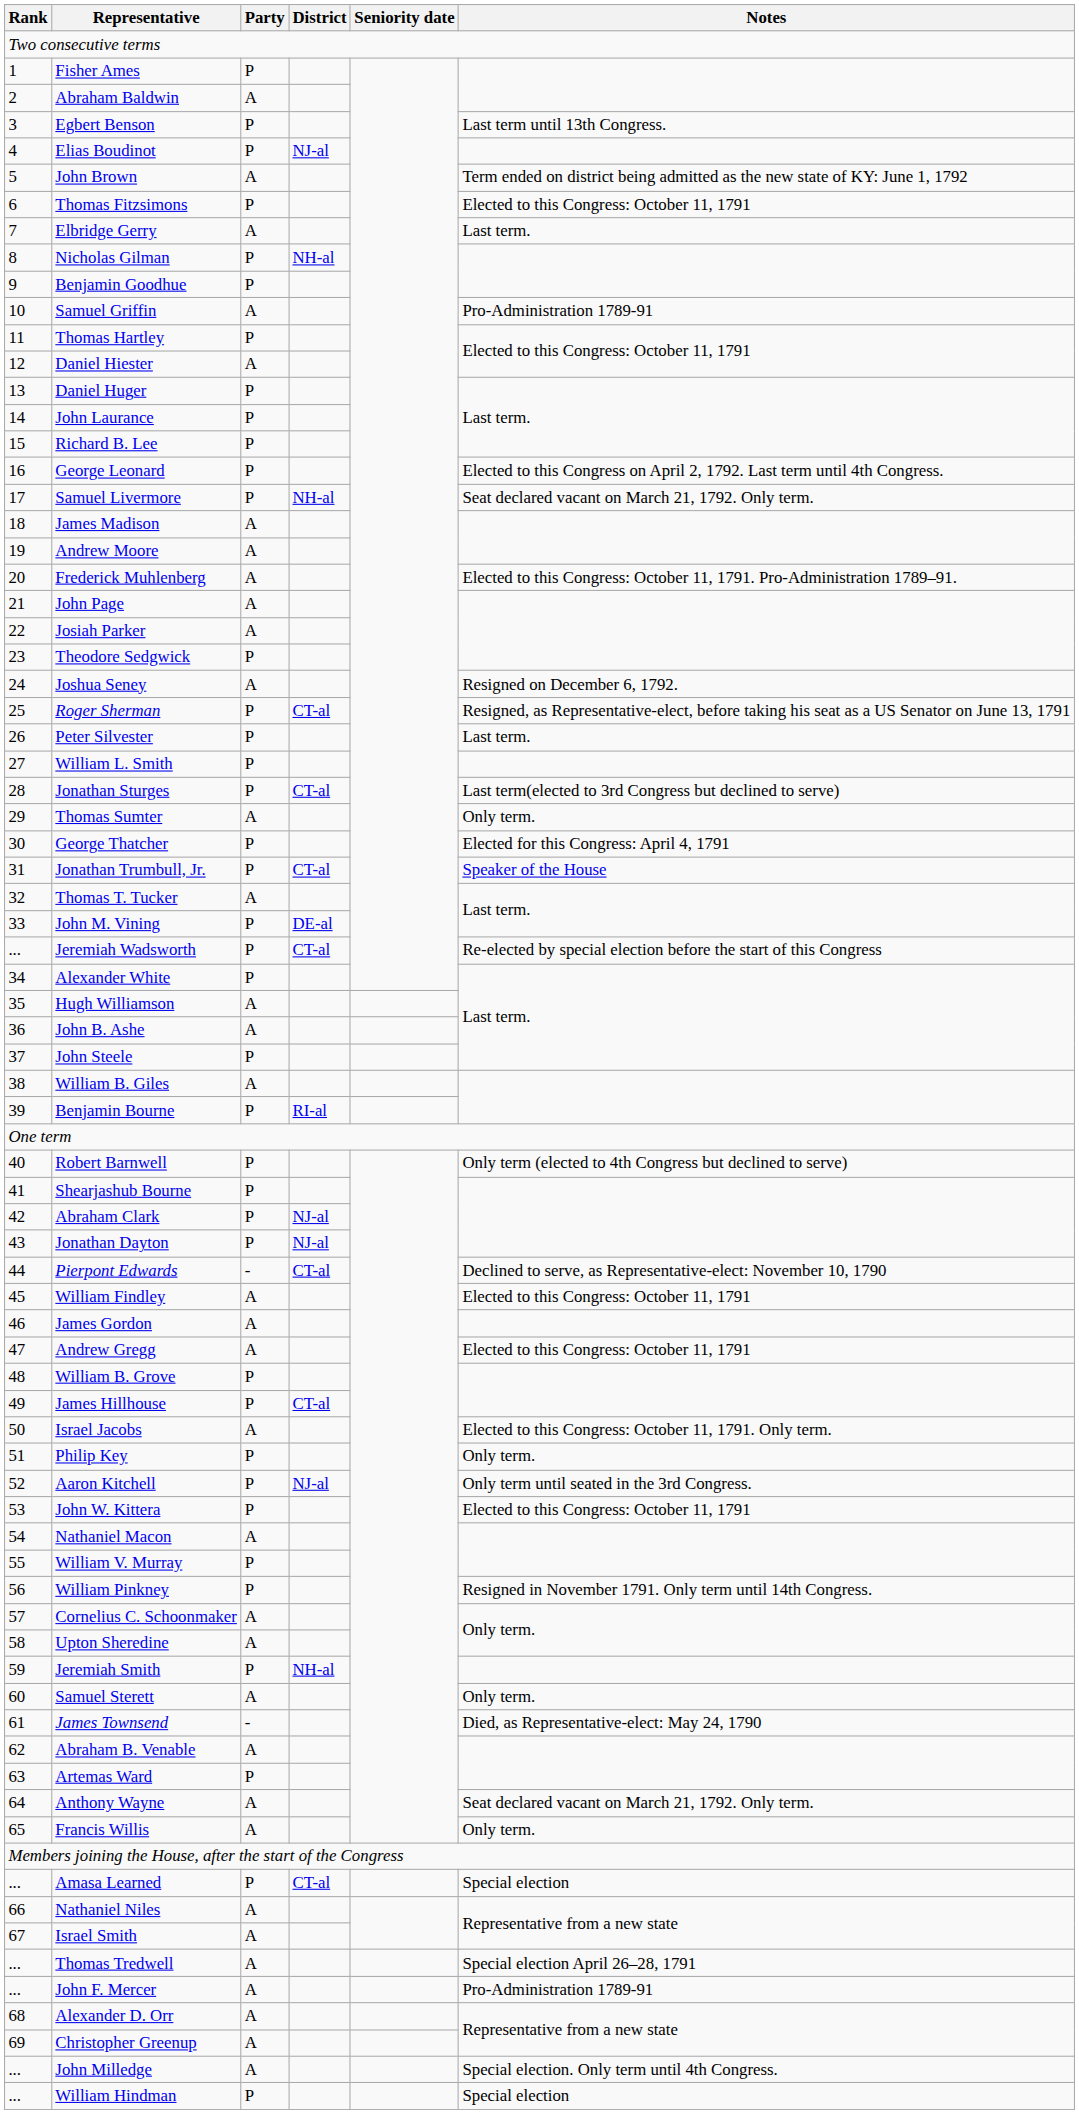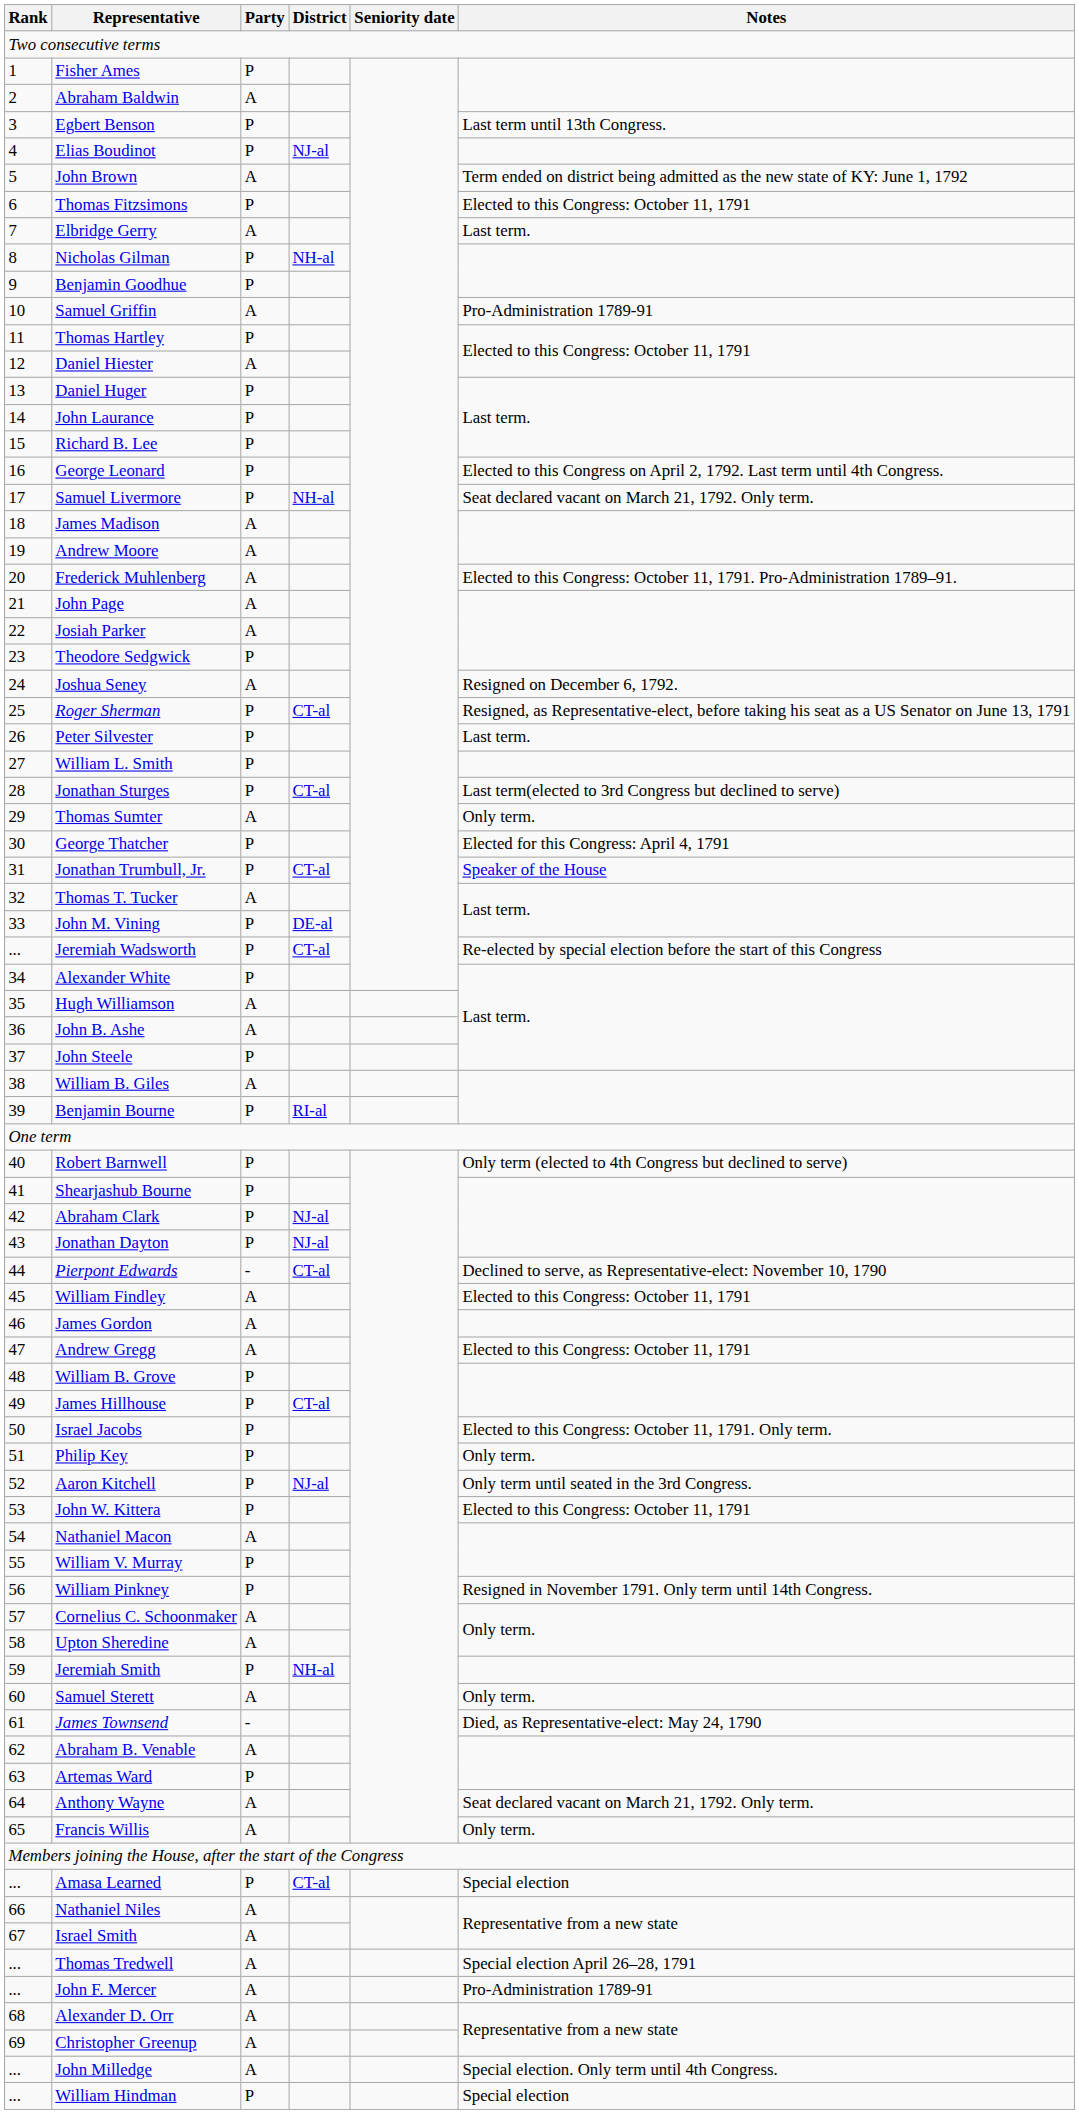(251, 1429) A -> (249, 1429) P
